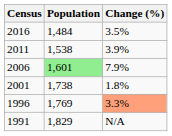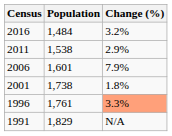(117, 31) 3.5% -> (117, 31) 3.2%
(117, 49) 3.9% -> (117, 49) 2.9%
(60, 67) lightgreen background -> (60, 67) no background
(60, 103) 1,769 -> (60, 103) 1,761
